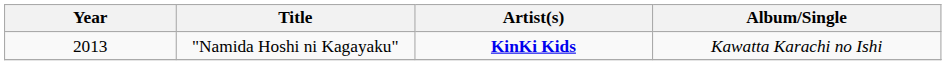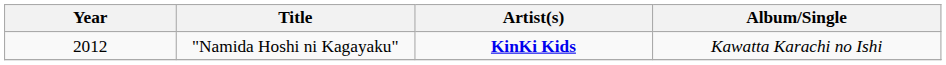(90, 45) 2013 -> (90, 45) 2012
